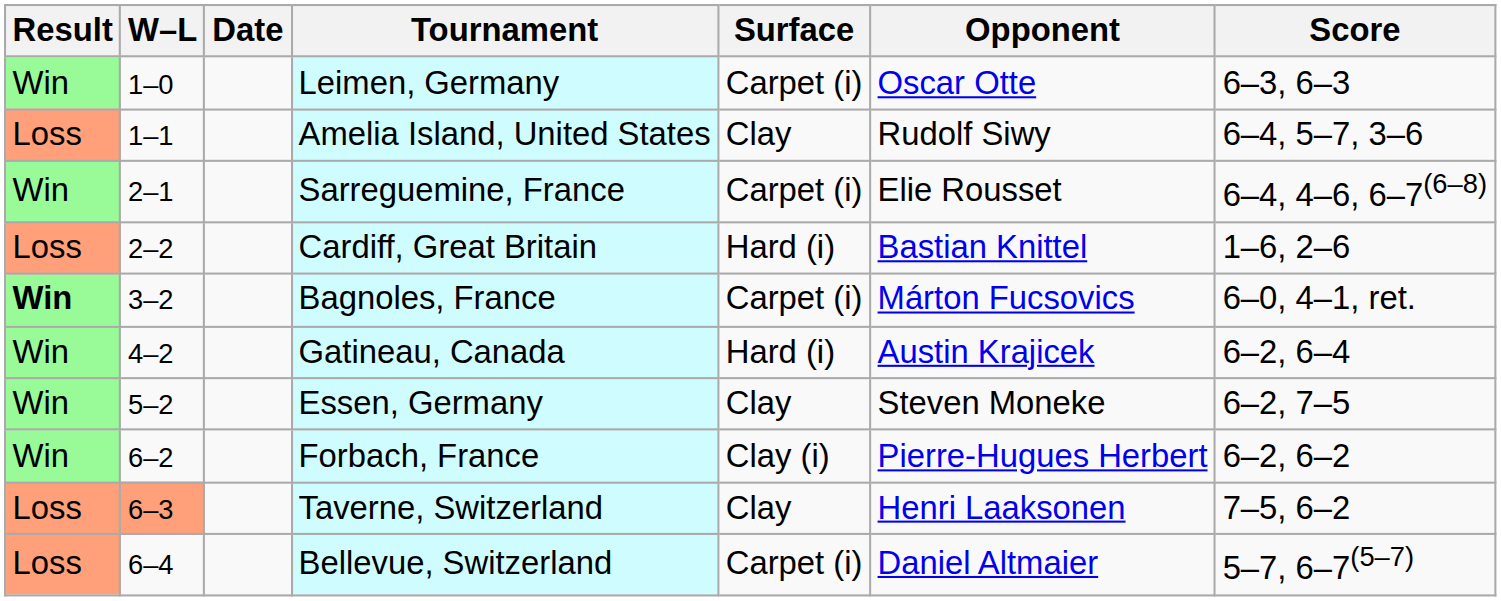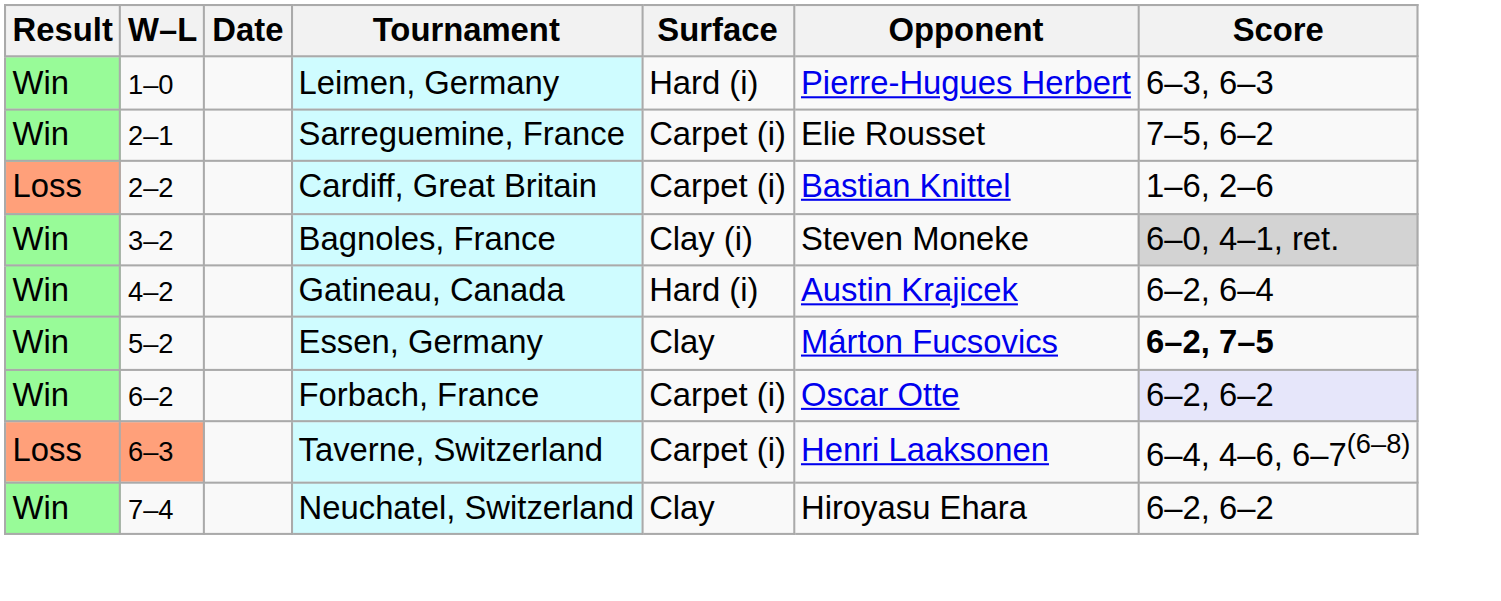(794, 82) Carpet (i) -> (704, 82) Hard (i)
(957, 82) Oscar Otte -> (966, 82) Pierre-Hugues Herbert
- row: (505, 134)
(1355, 191) 6–4, 4–6, 6–7(6–8) -> (1210, 134) 7–5, 6–2
(780, 247) Hard (i) -> (717, 186) Carpet (i)
(43, 299) bold -> (41, 238) normal
(794, 299) Carpet (i) -> (701, 238) Clay (i)
(1006, 299) Márton Fucsovics -> (915, 238) Steven Moneke
(1319, 299) no background -> (1243, 238) lightgrey background
(992, 403) Steven Moneke -> (929, 342) Márton Fucsovics
(1286, 403) normal -> (1210, 342) bold
(778, 455) Clay (i) -> (717, 394) Carpet (i)
(1043, 455) Pierre-Hugues Herbert -> (880, 394) Oscar Otte
(1286, 455) no background -> (1210, 394) lavender background
(759, 507) Clay -> (717, 451) Carpet (i)
(1286, 507) 7–5, 6–2 -> (1278, 451) 6–4, 4–6, 6–7(6–8)
- row: (455, 563)
+ row: (466, 507)
